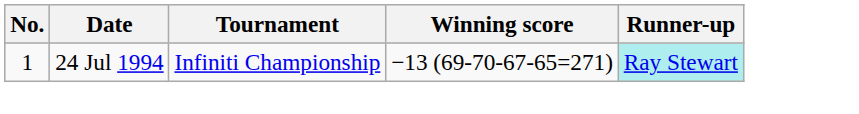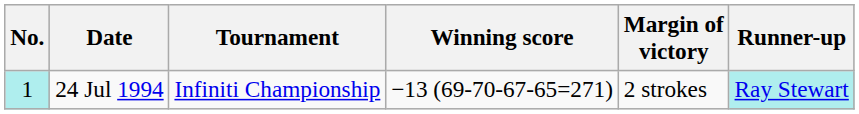+ column: (674, 37)
(27, 62) no background -> (27, 89) paleturquoise background
